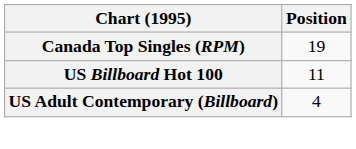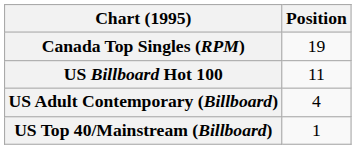+ row: (143, 130)
